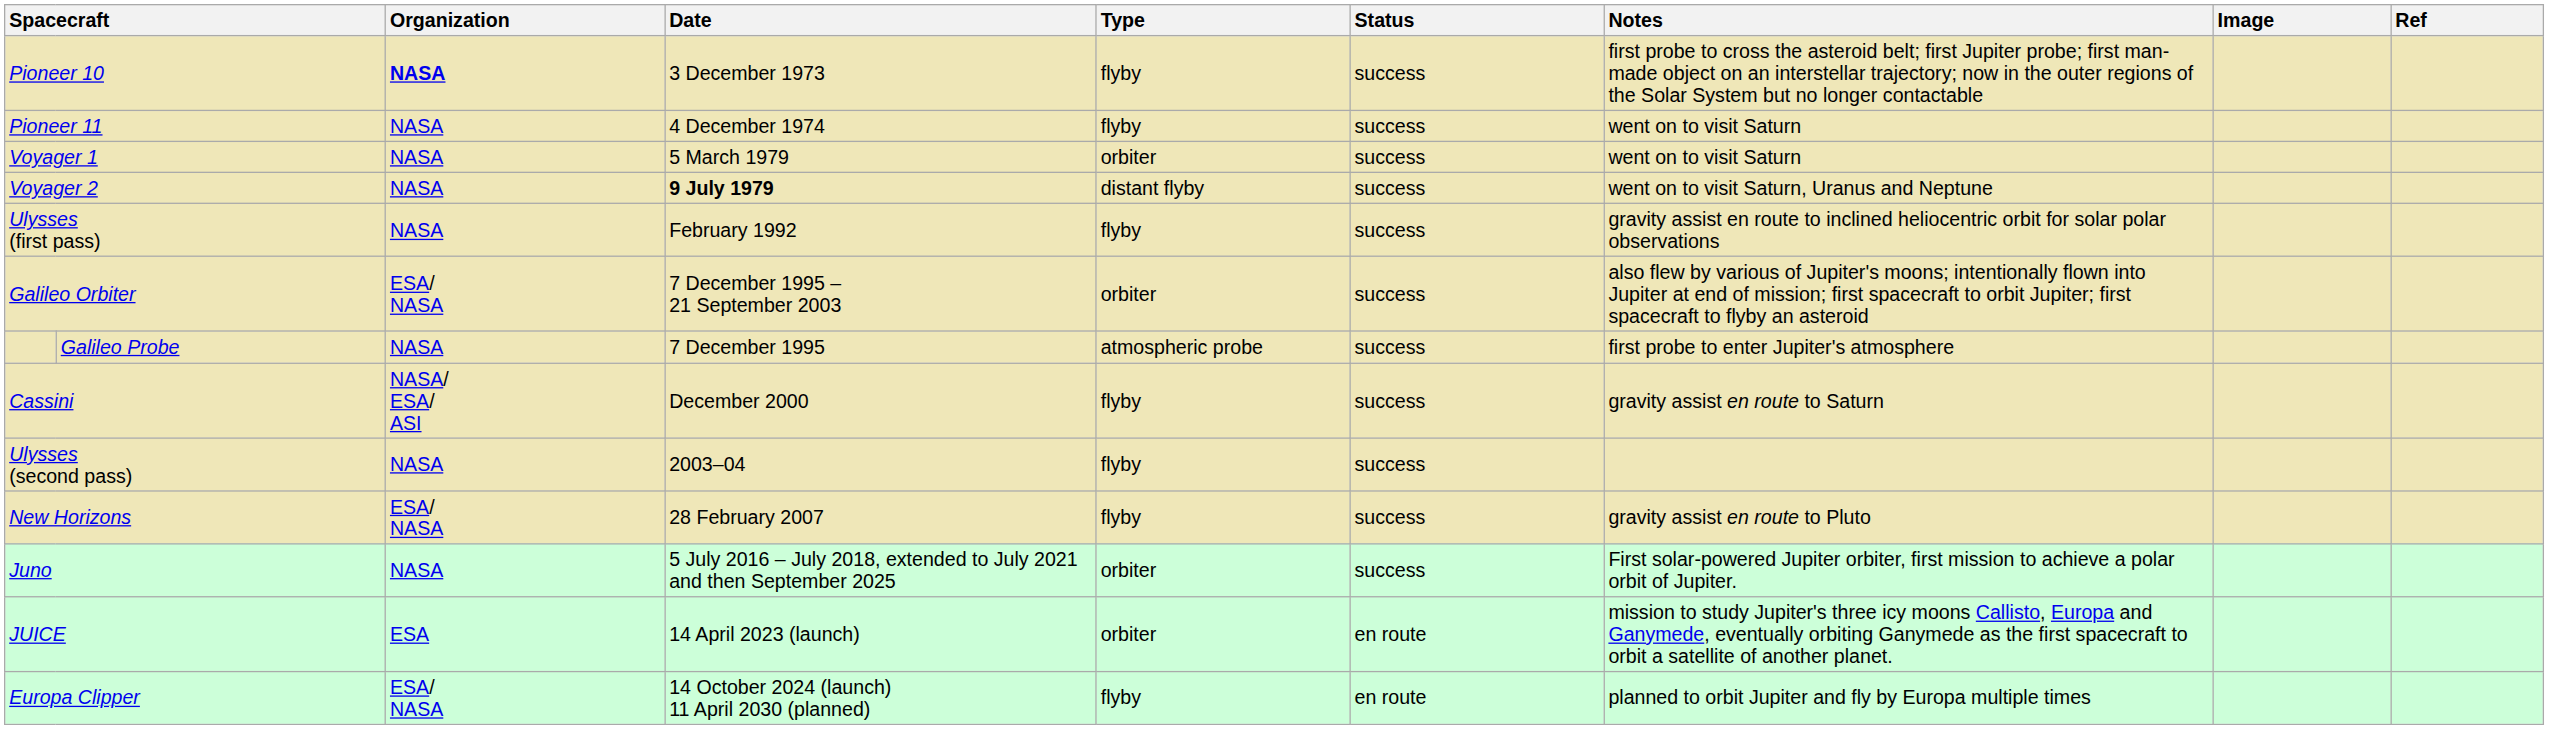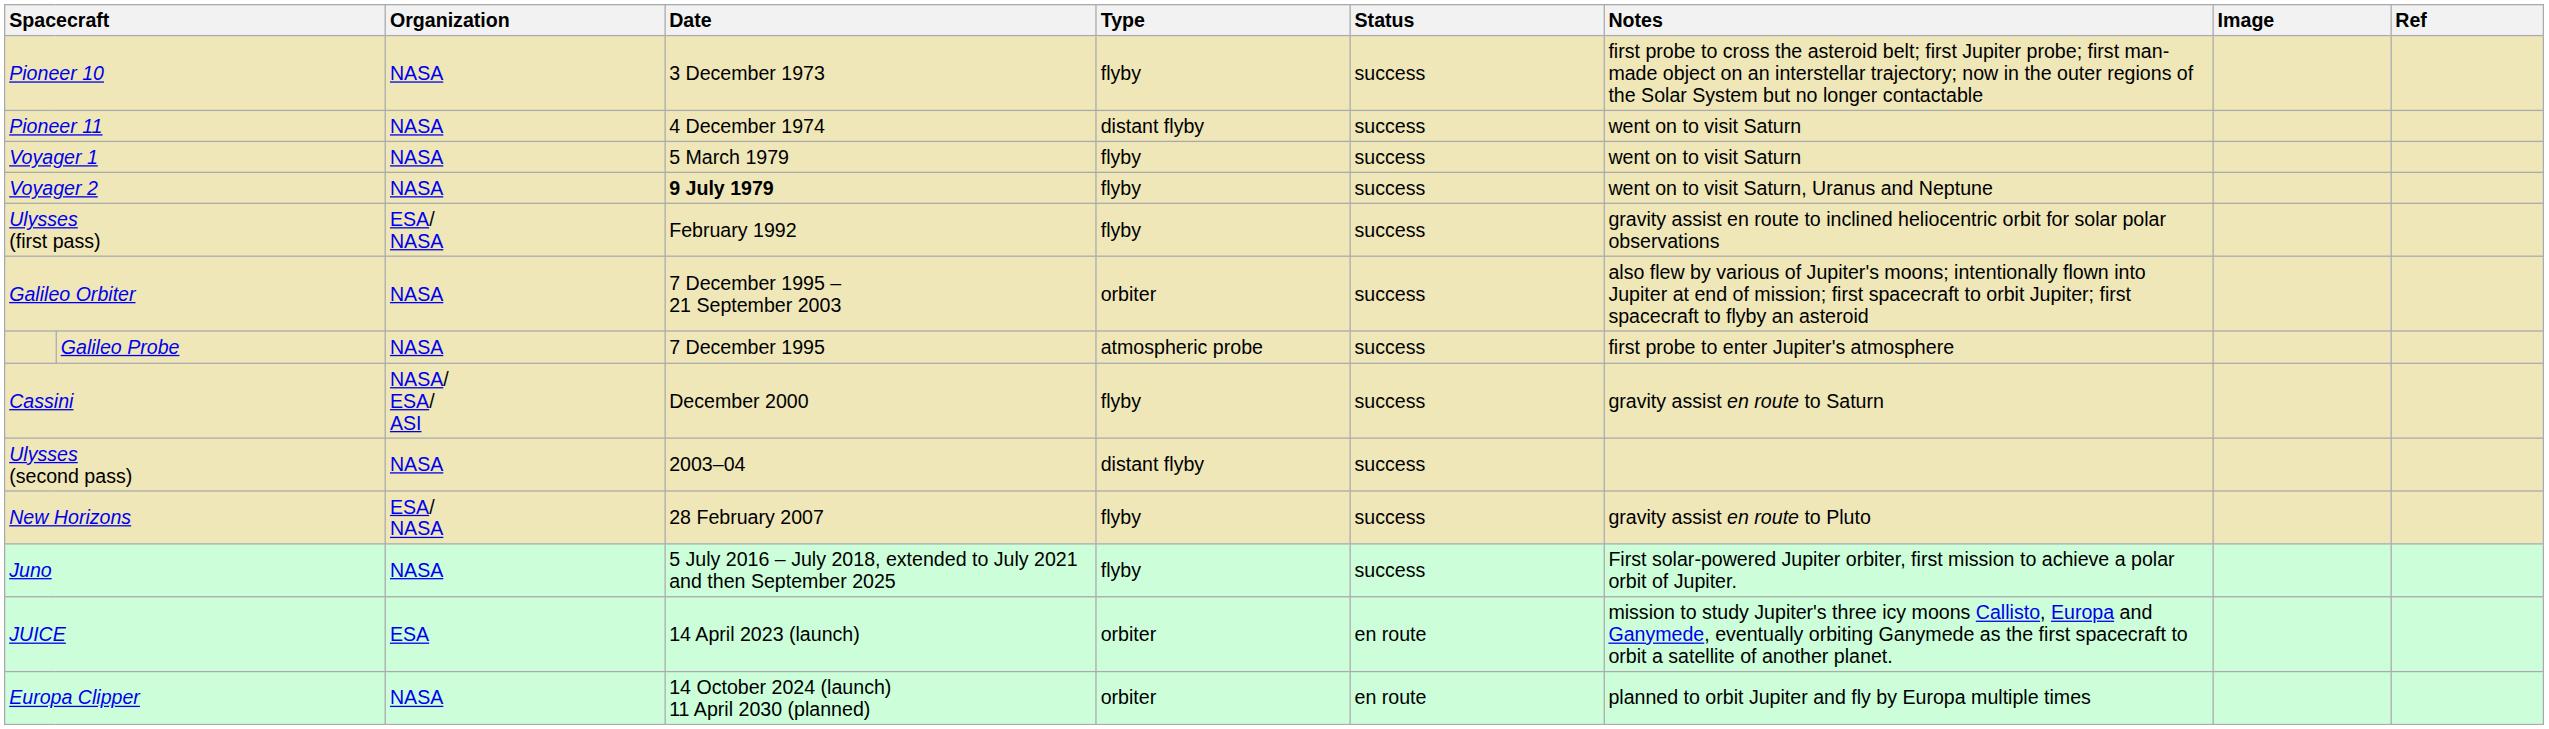(418, 73) bold -> (417, 73) normal
(1121, 126) flyby -> (1152, 126) distant flyby
(1128, 157) orbiter -> (1121, 157) flyby
(1152, 188) distant flyby -> (1121, 188) flyby
(417, 230) NASA -> (417, 230) ESA/ NASA
(417, 294) ESA/ NASA -> (417, 294) NASA
(1121, 464) flyby -> (1152, 464) distant flyby
(1128, 570) orbiter -> (1121, 570) flyby
(417, 698) ESA/ NASA -> (417, 698) NASA
(1121, 698) flyby -> (1128, 698) orbiter
